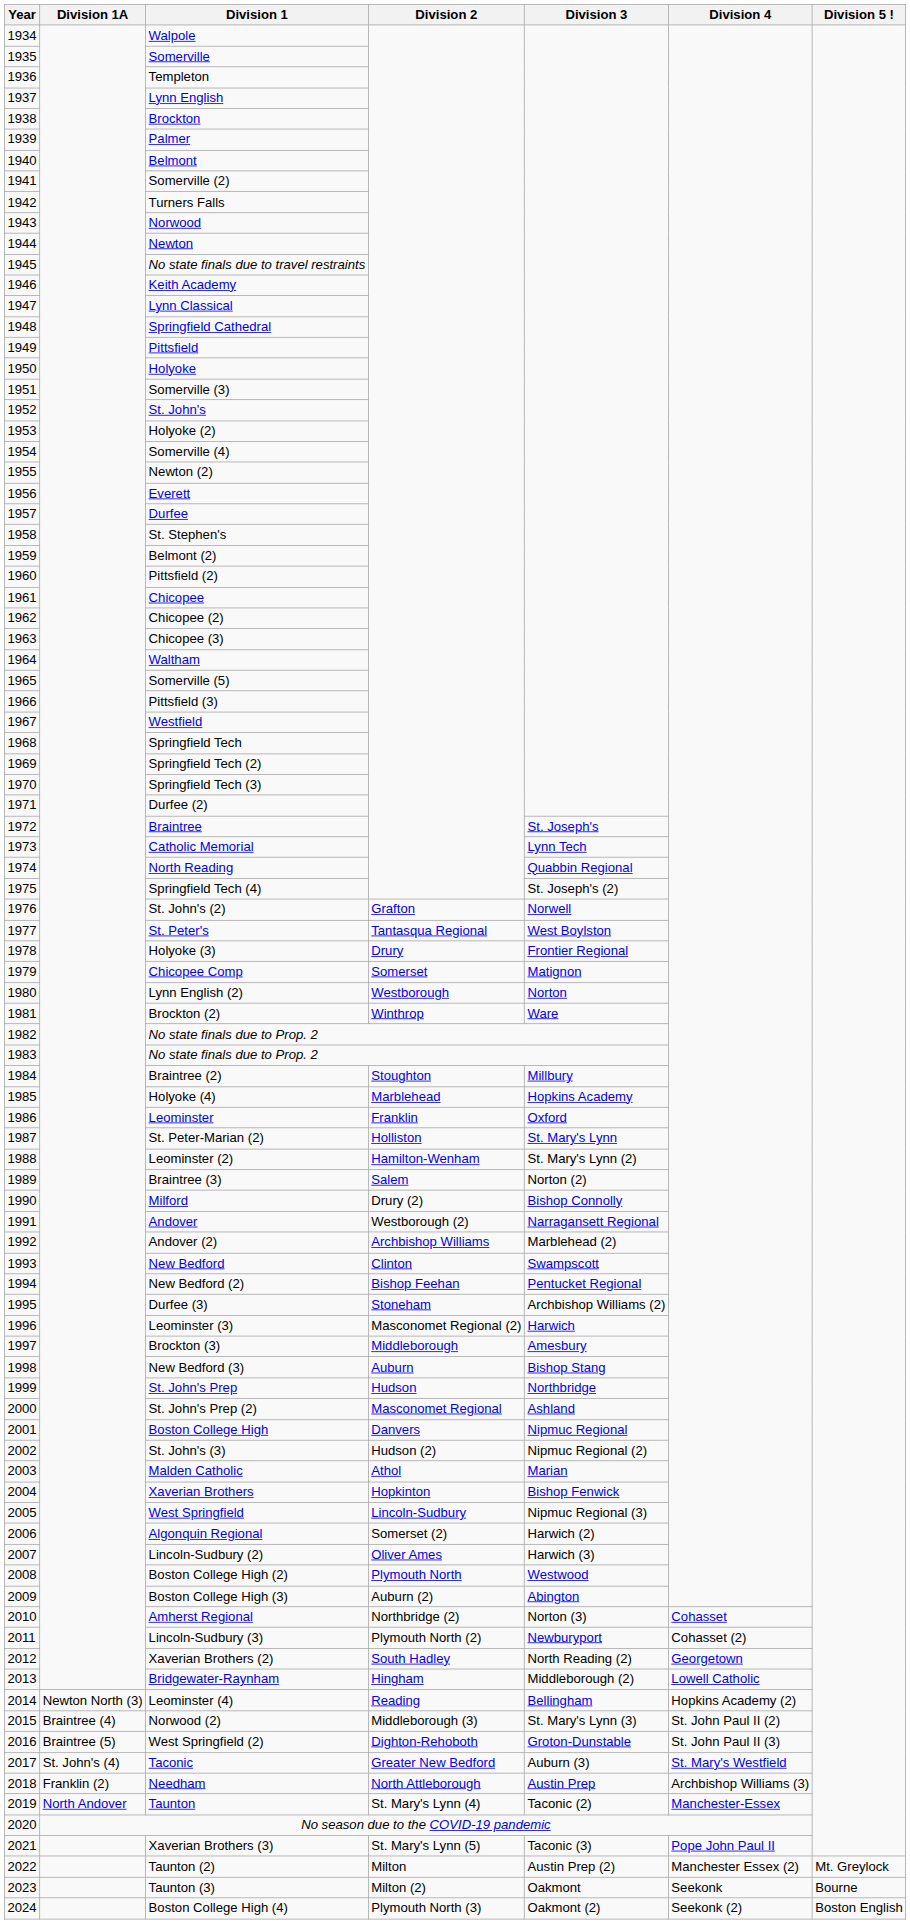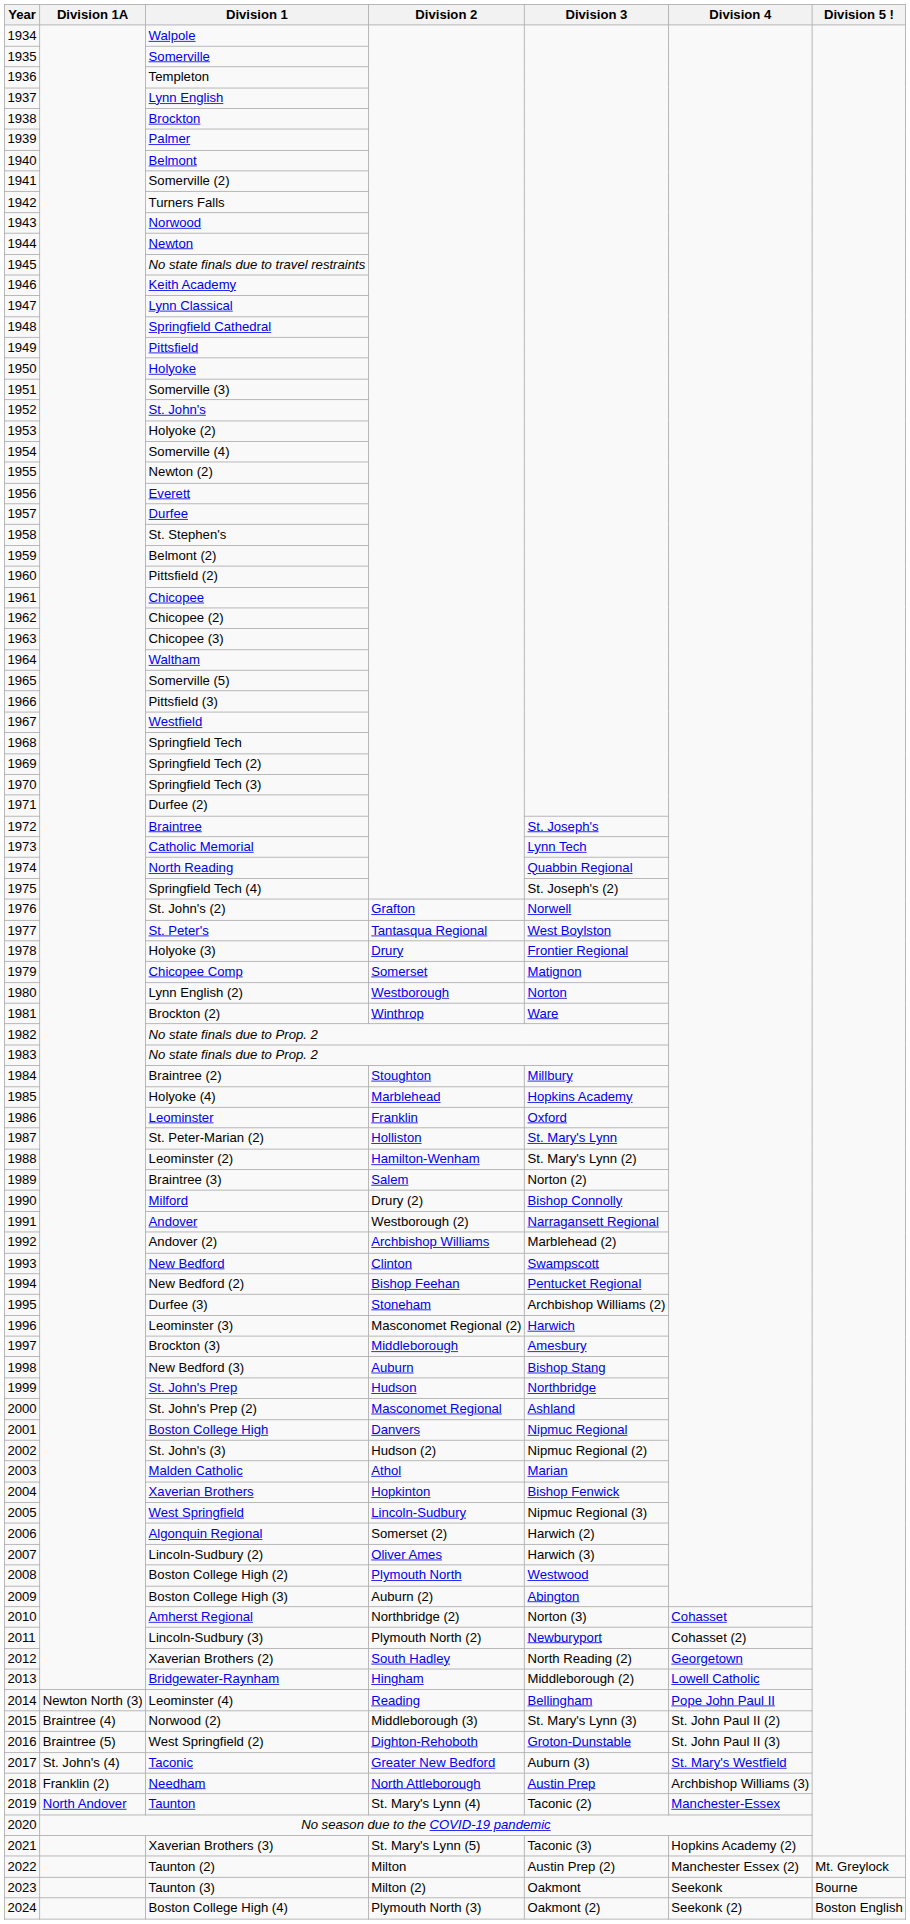(734, 1700) Hopkins Academy (2) -> (723, 1700) Pope John Paul II
(723, 1845) Pope John Paul II -> (734, 1845) Hopkins Academy (2)
